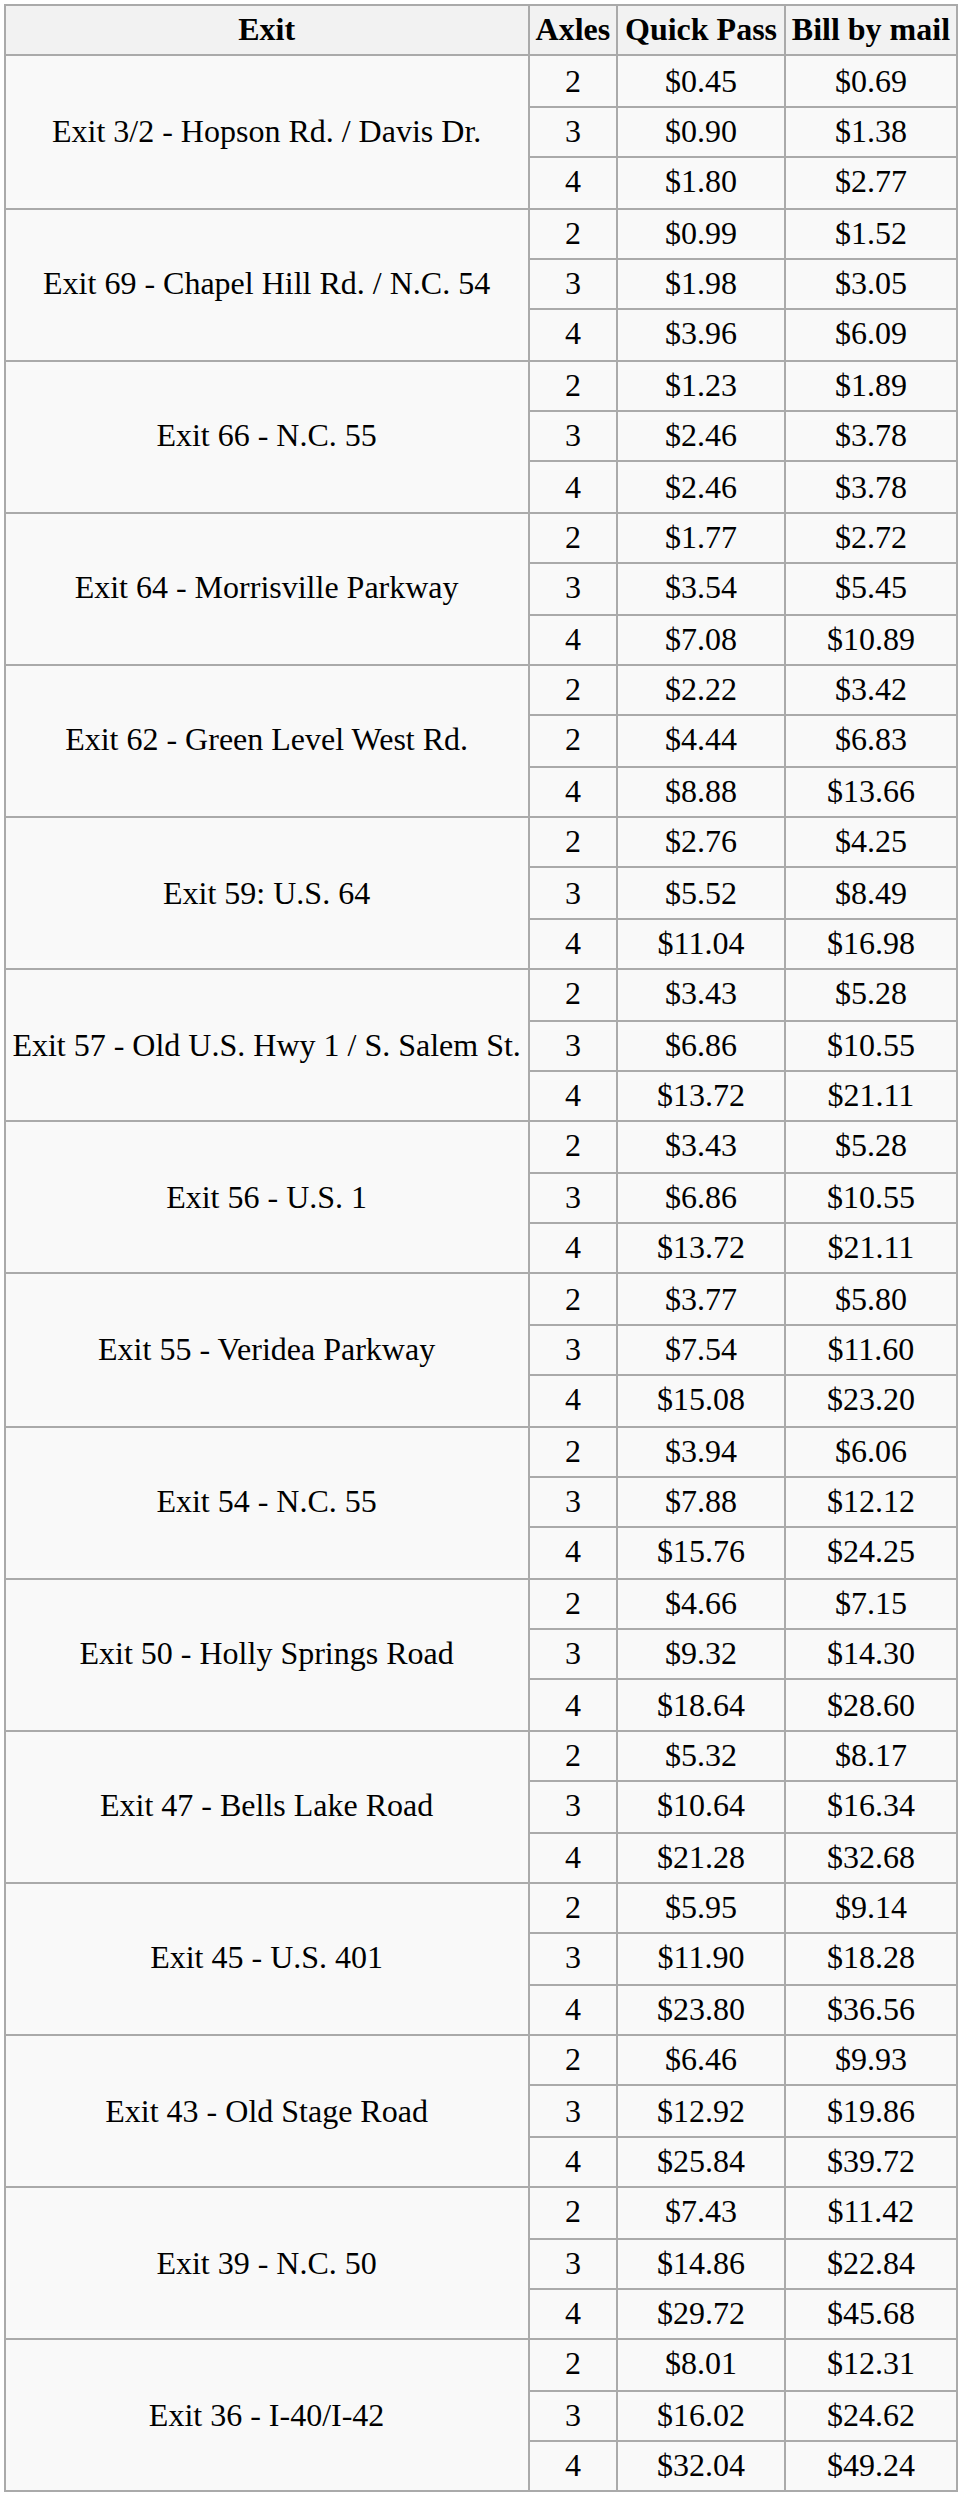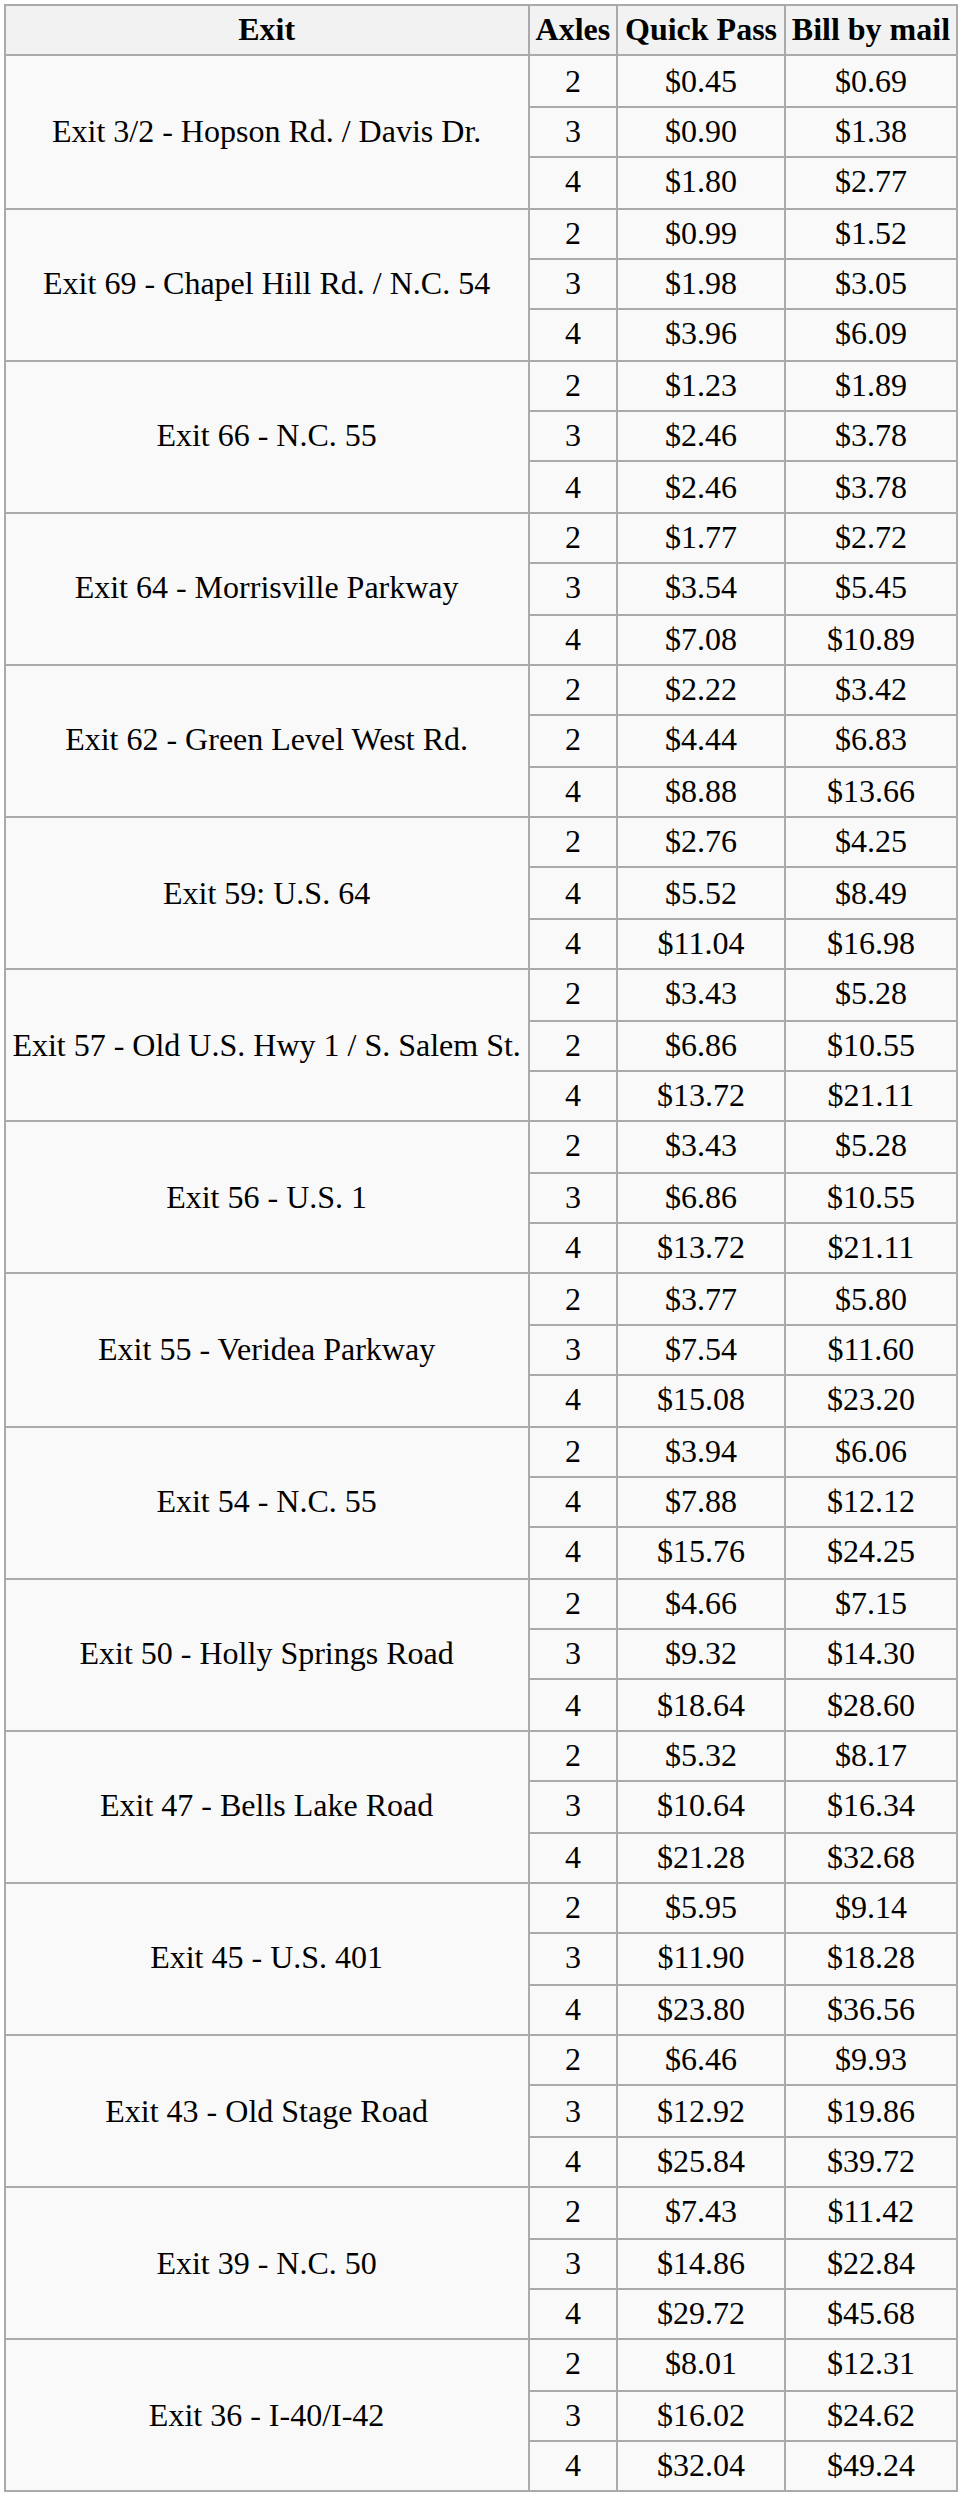(573, 892) 3 -> (573, 892) 4
(573, 1044) 3 -> (573, 1044) 2
(573, 1501) 3 -> (573, 1501) 4
